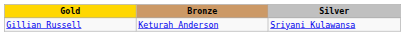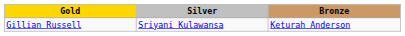columns swapped: (334, 11) <-> (202, 11)
